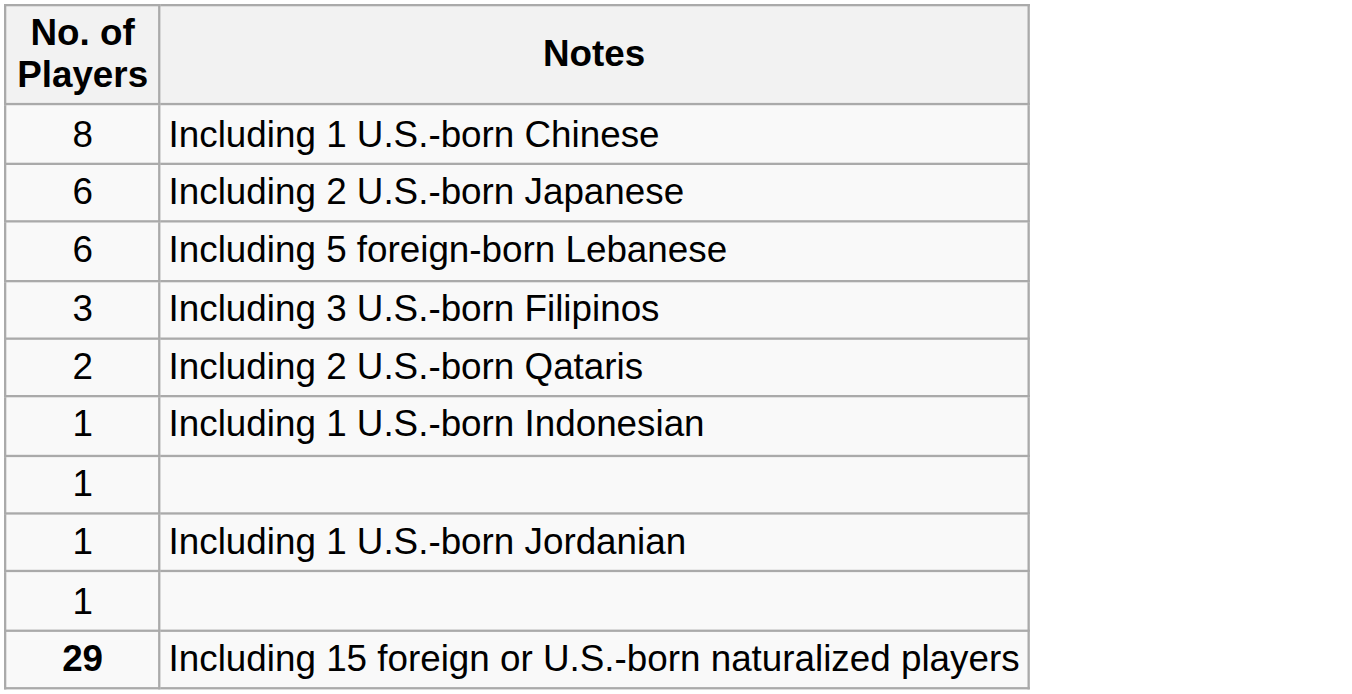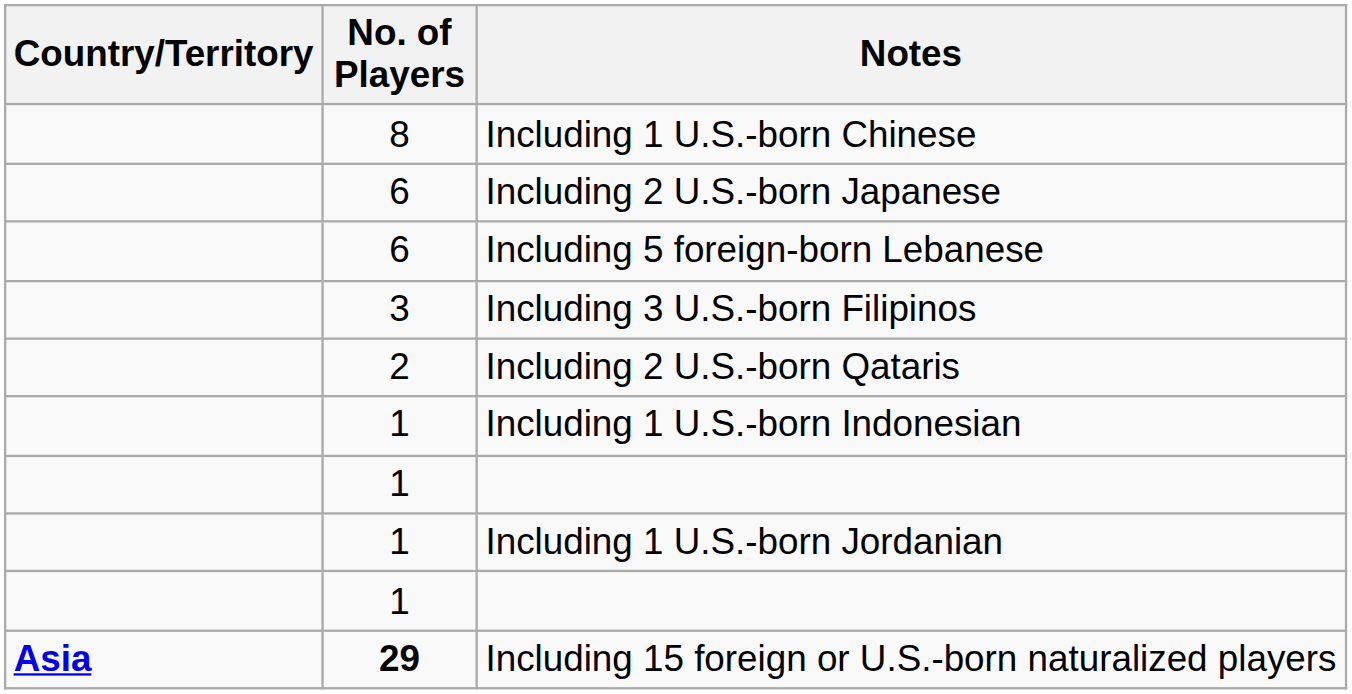+ column: (164, 54)
